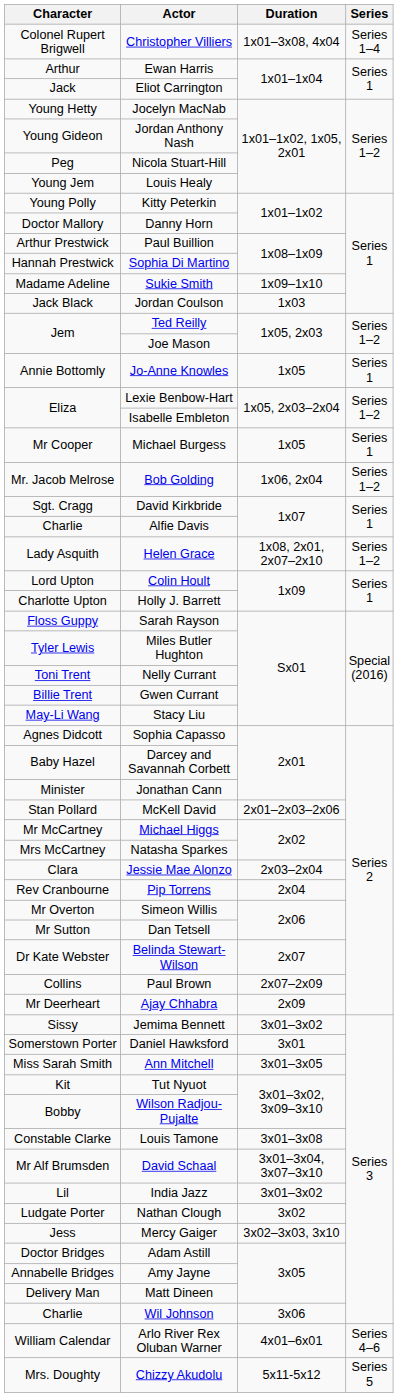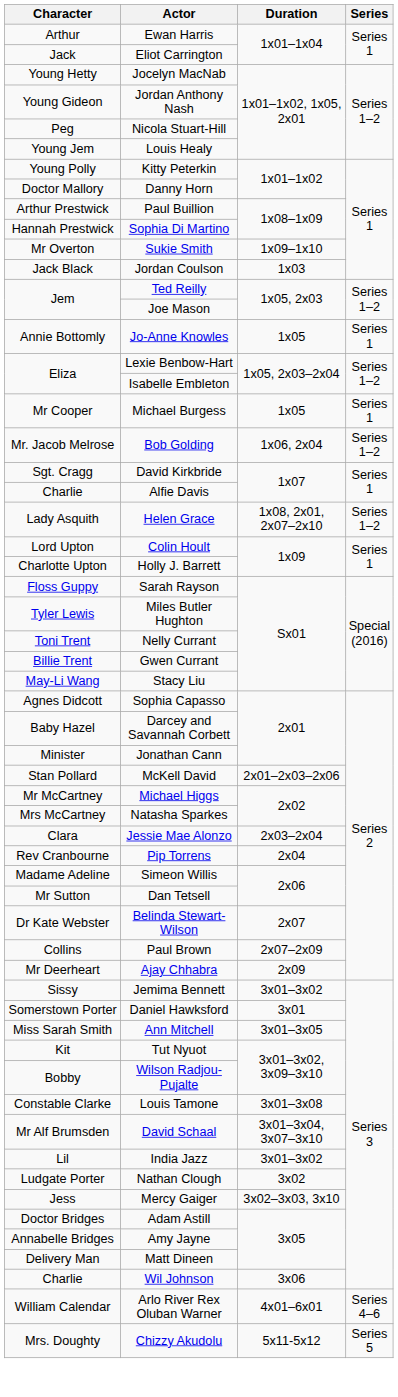- row: (179, 41)
(63, 283) Madame Adeline -> (63, 249) Mr Overton
(63, 910) Mr Overton -> (63, 875) Madame Adeline
